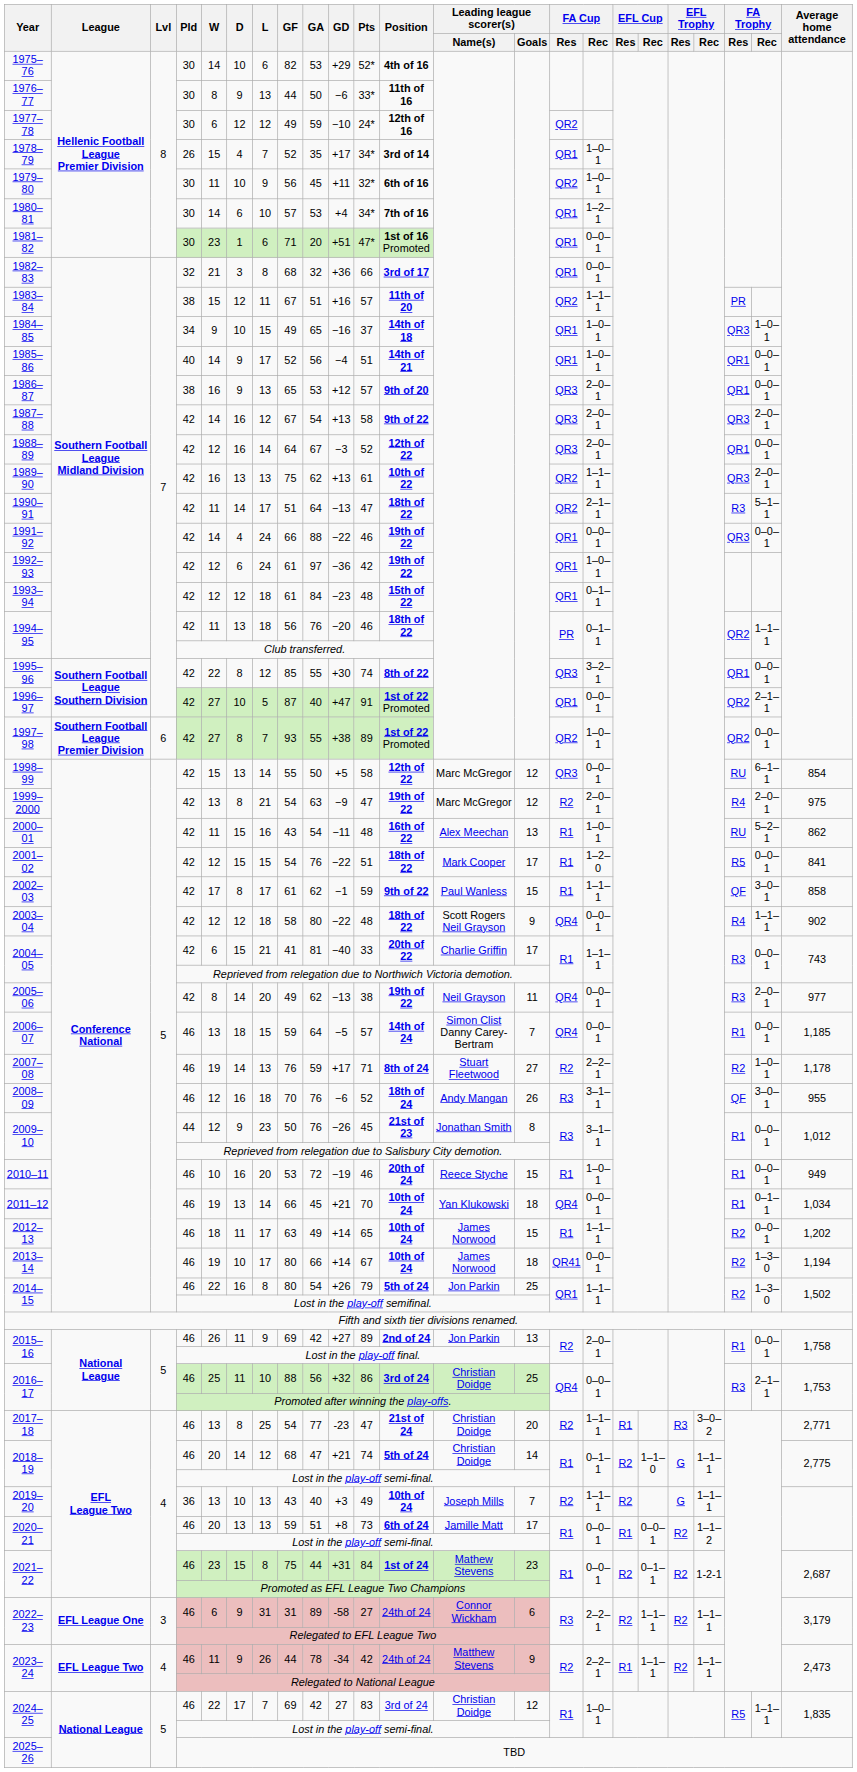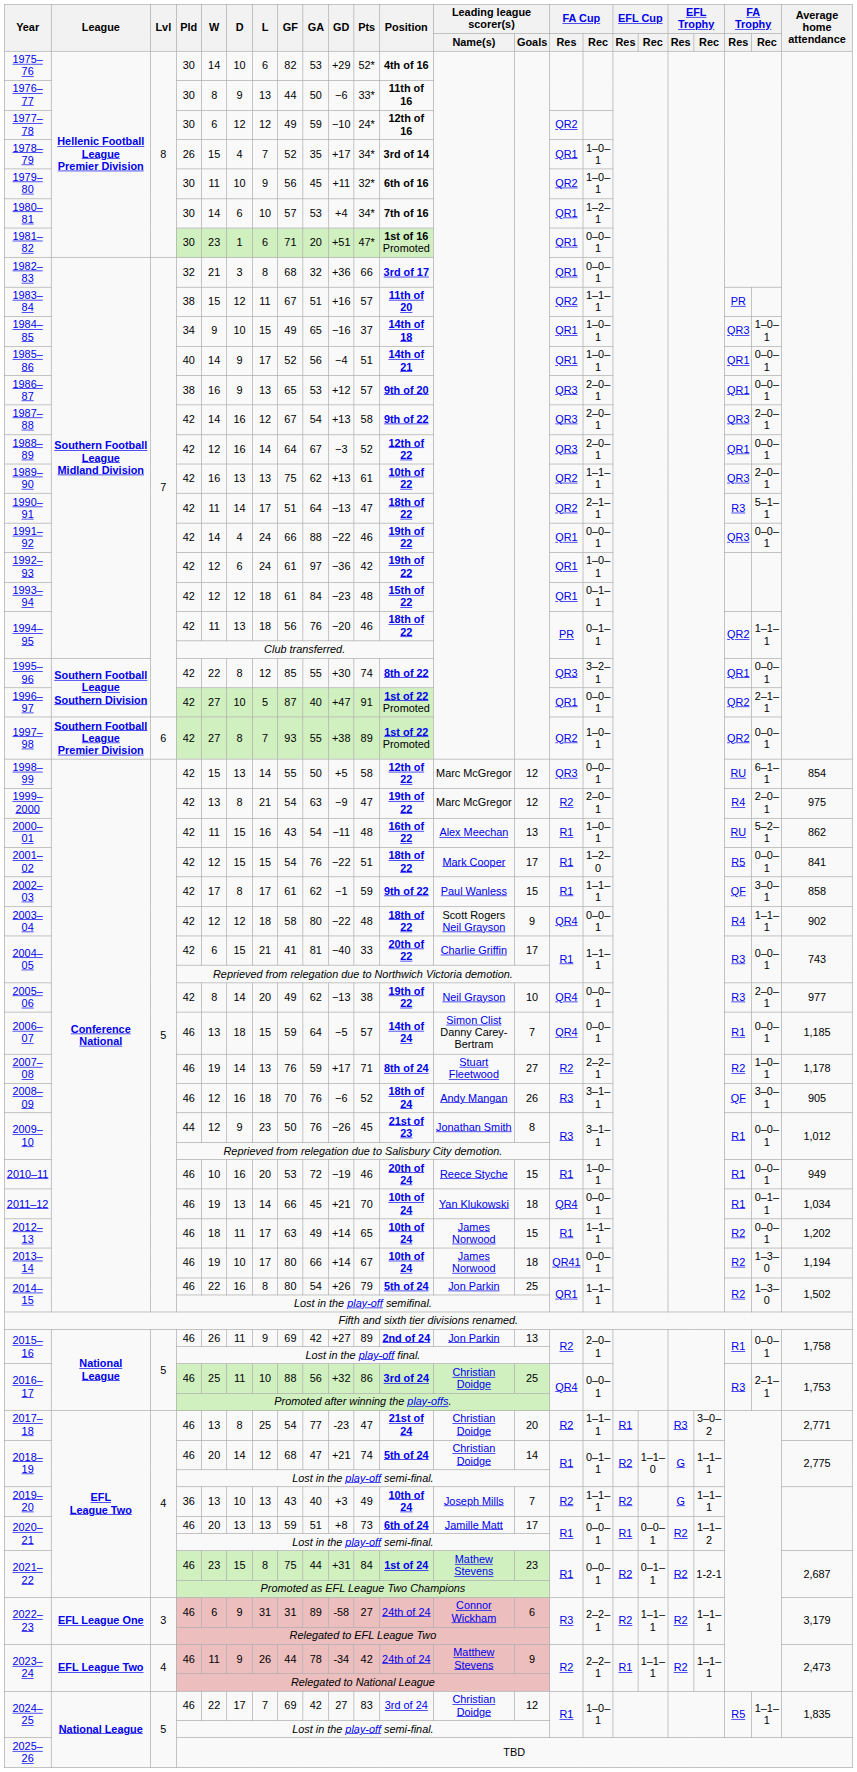(532, 997) 11 -> (532, 997) 10
(817, 1098) 955 -> (817, 1098) 905
